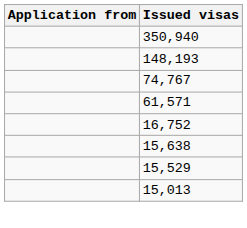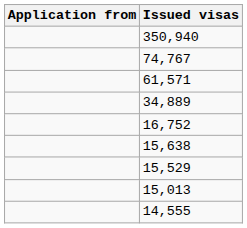- row: (171, 59)
+ row: (167, 103)
+ row: (167, 212)
